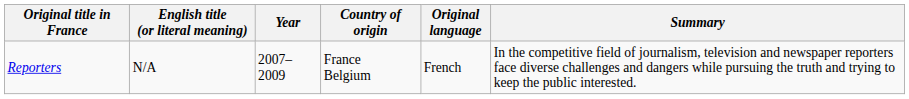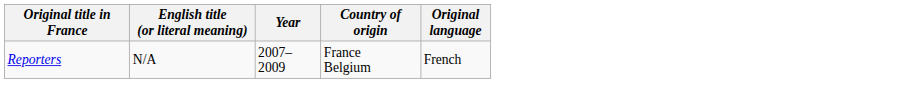- column: (698, 22)
